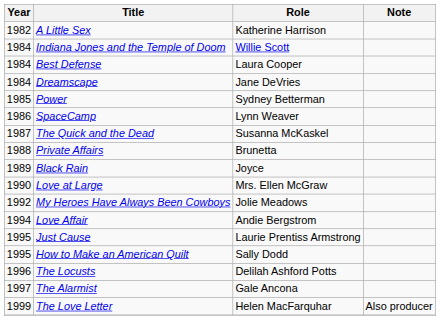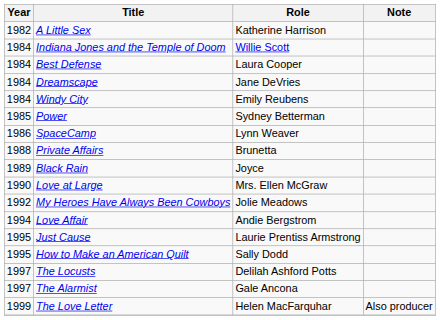+ row: (62, 99)
- row: (95, 133)
(19, 271) 1996 -> (19, 271) 1997
